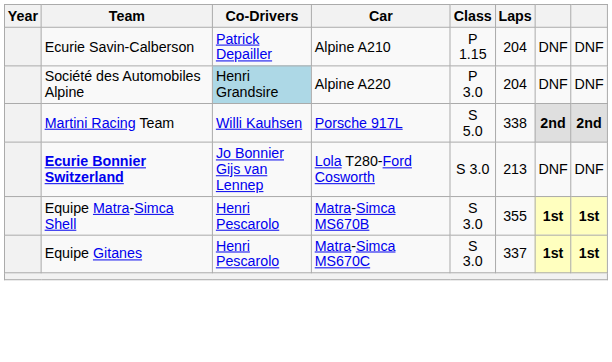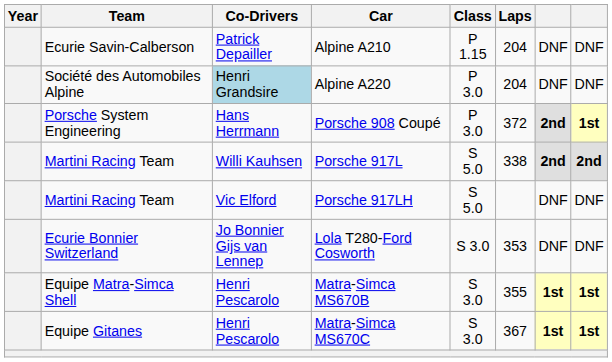+ row: (378, 123)
+ row: (364, 200)
(95, 170) bold -> (91, 246) normal
(515, 170) 213 -> (515, 246) 353
(515, 254) 337 -> (515, 331) 367
